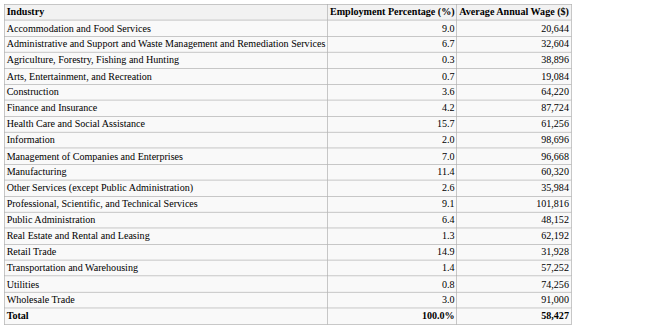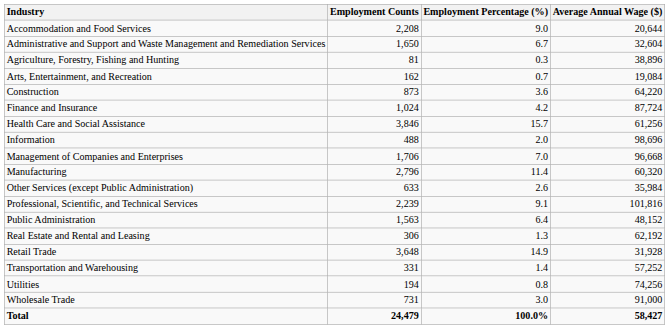+ column: (374, 12)
